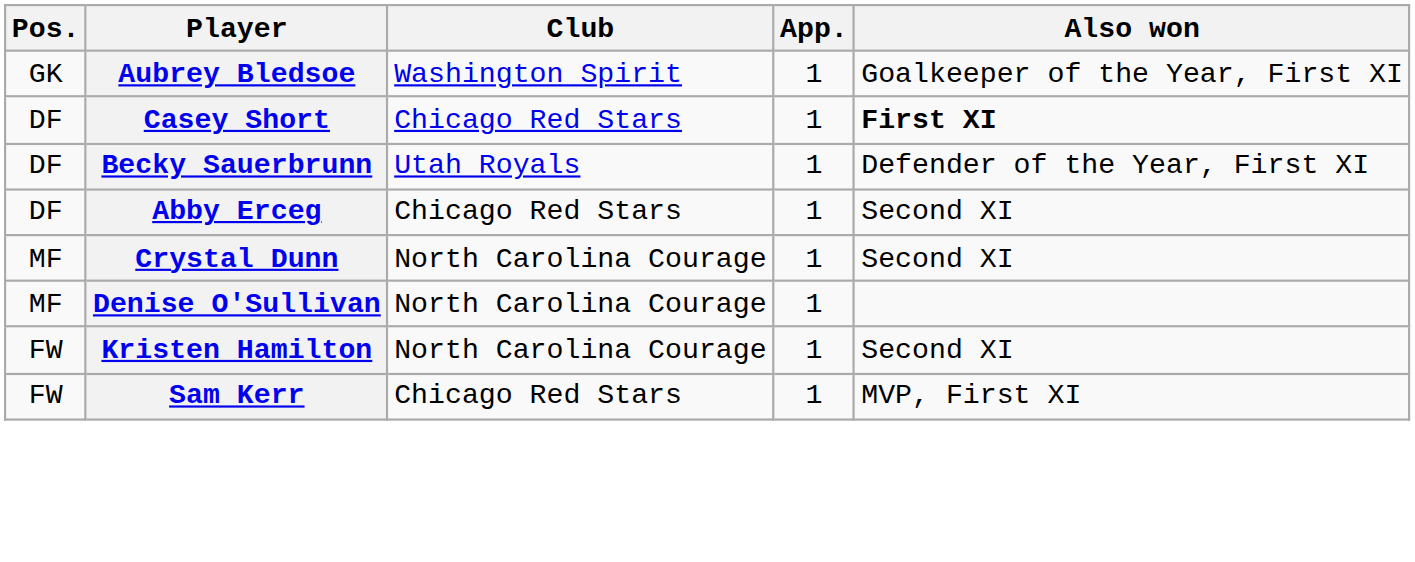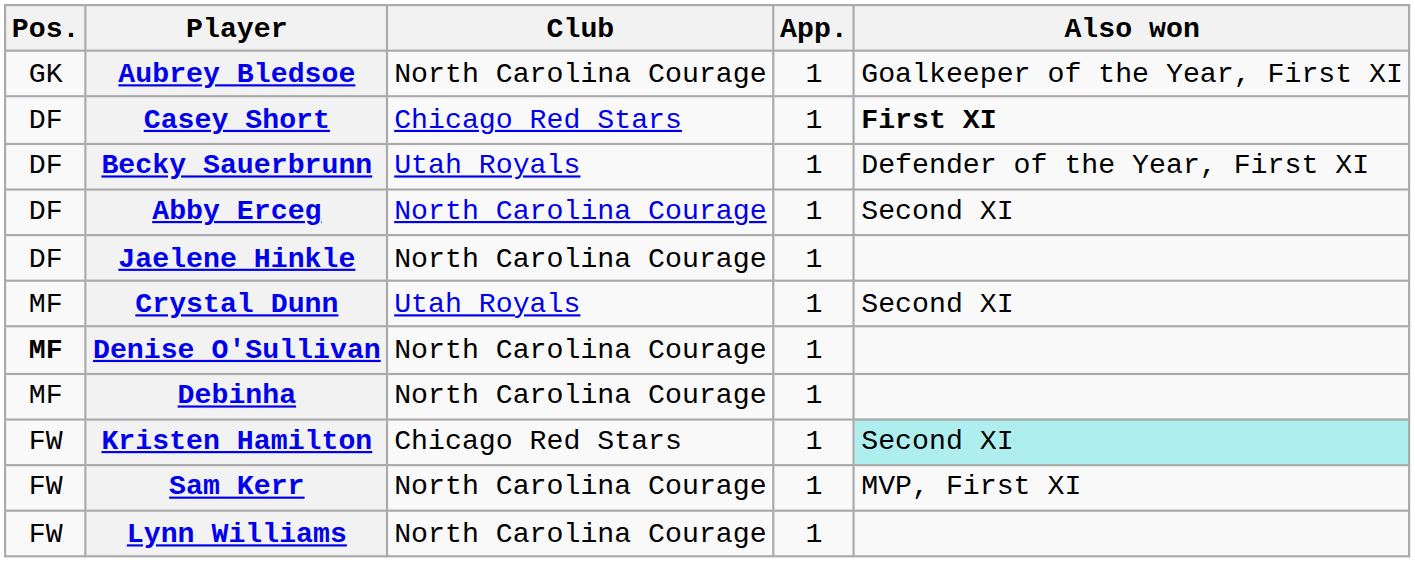(538, 74) Washington Spirit -> (580, 74) North Carolina Courage
(538, 212) Chicago Red Stars -> (580, 212) North Carolina Courage
+ row: (237, 258)
(580, 258) North Carolina Courage -> (487, 304) Utah Royals
(46, 304) normal -> (46, 350) bold
+ row: (237, 396)
(580, 350) North Carolina Courage -> (538, 442) Chicago Red Stars
(937, 350) no background -> (937, 442) paleturquoise background
(538, 396) Chicago Red Stars -> (580, 488) North Carolina Courage
+ row: (237, 534)
